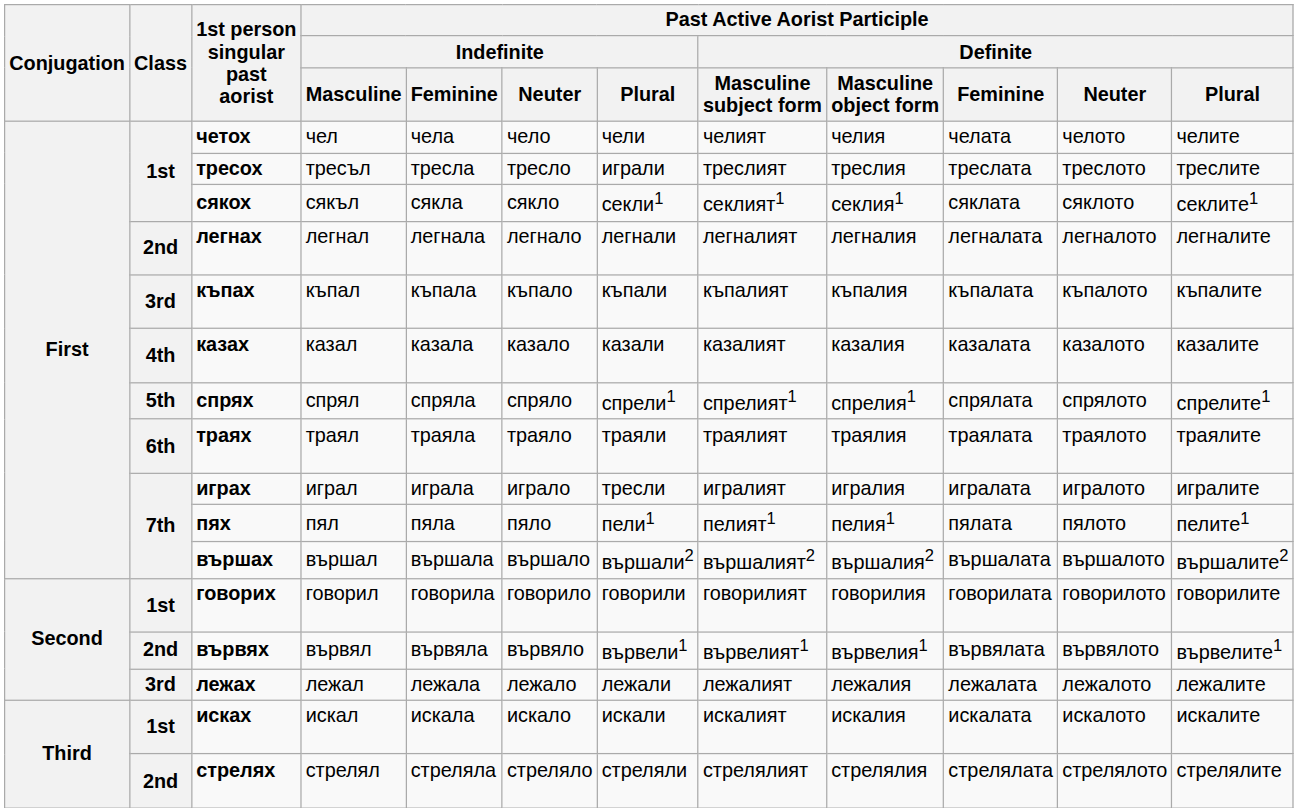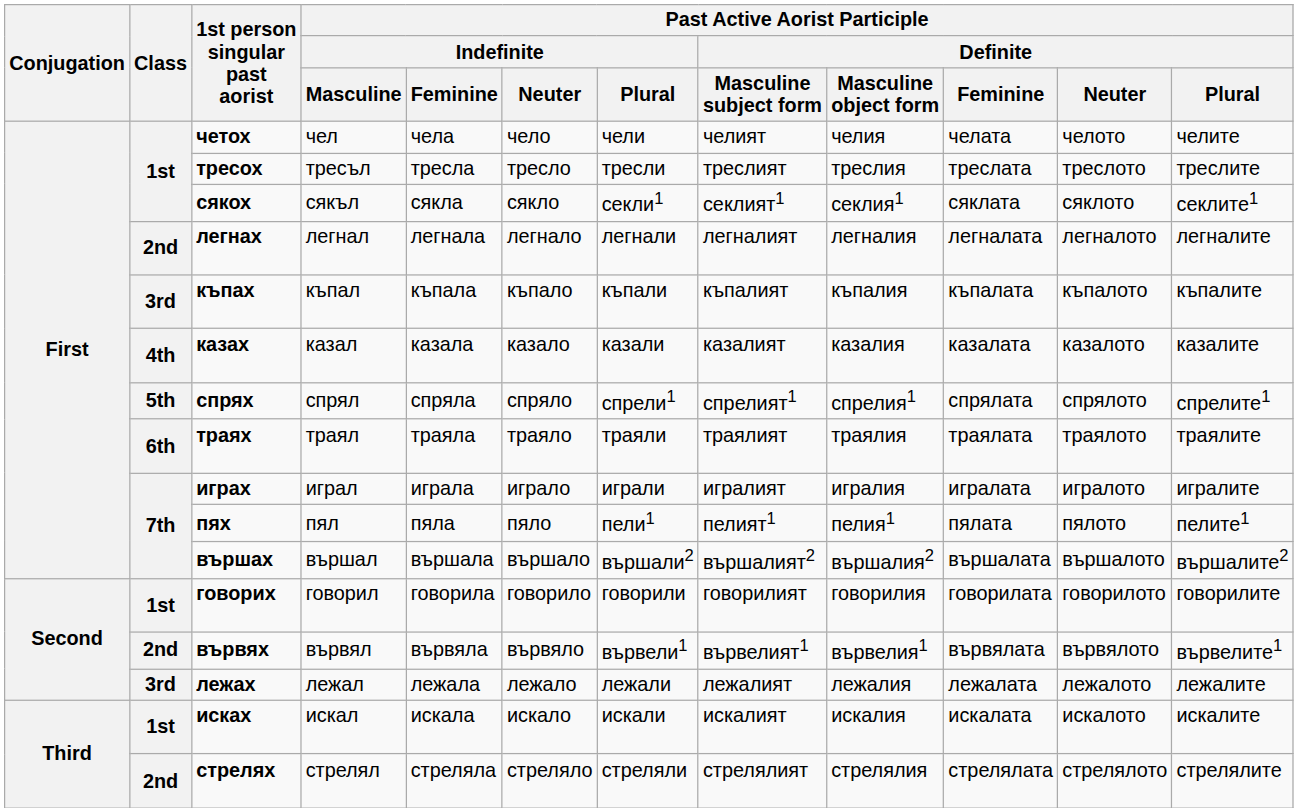(633, 168) играли -> (634, 168) тресли
(634, 488) тресли -> (633, 488) играли
